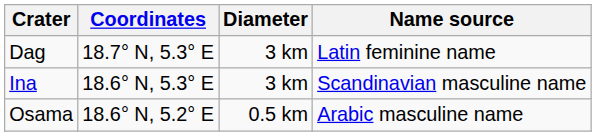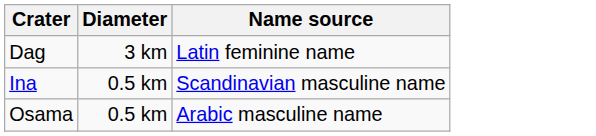- column: (148, 20)
(287, 83) 3 km -> (137, 83) 0.5 km
